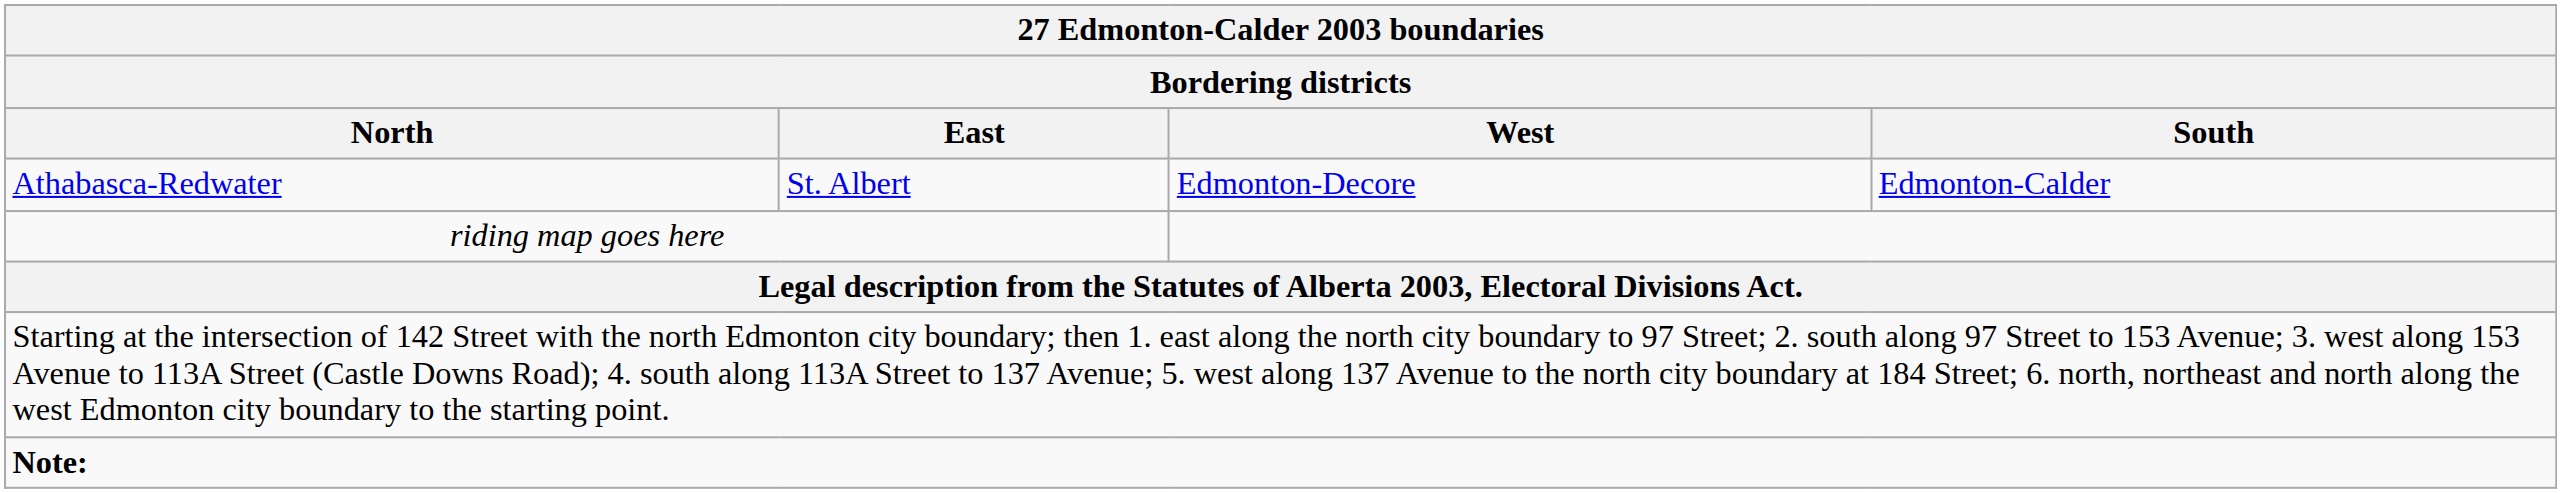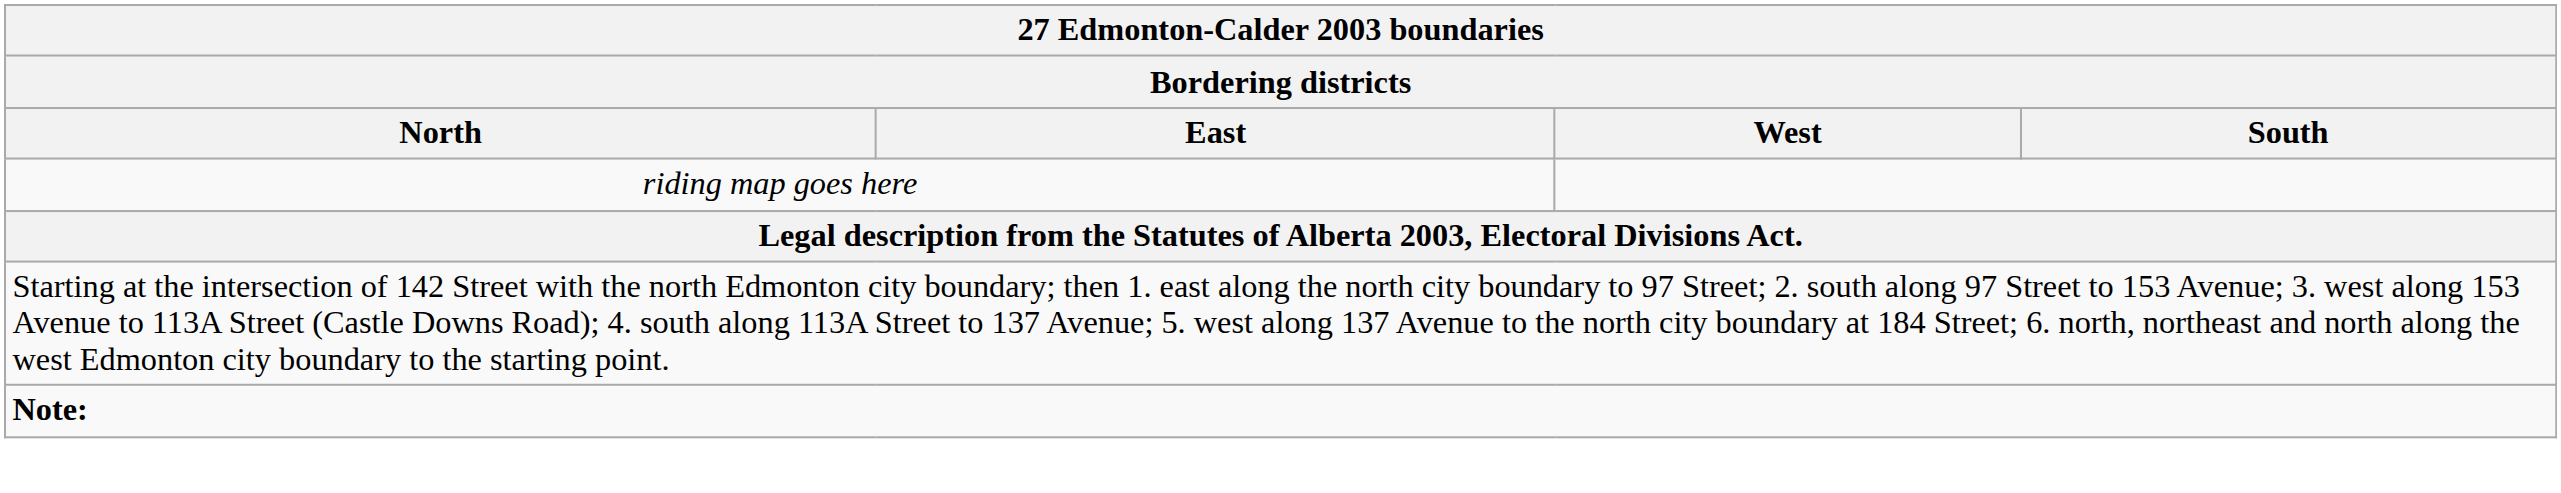- row: (147, 183)
